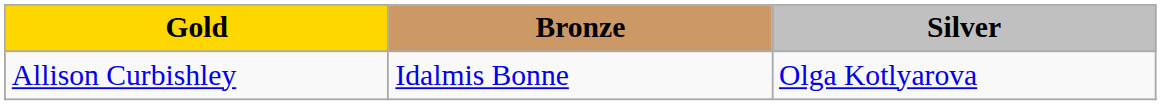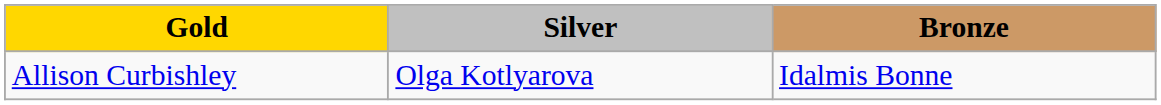columns swapped: (964, 27) <-> (580, 27)
